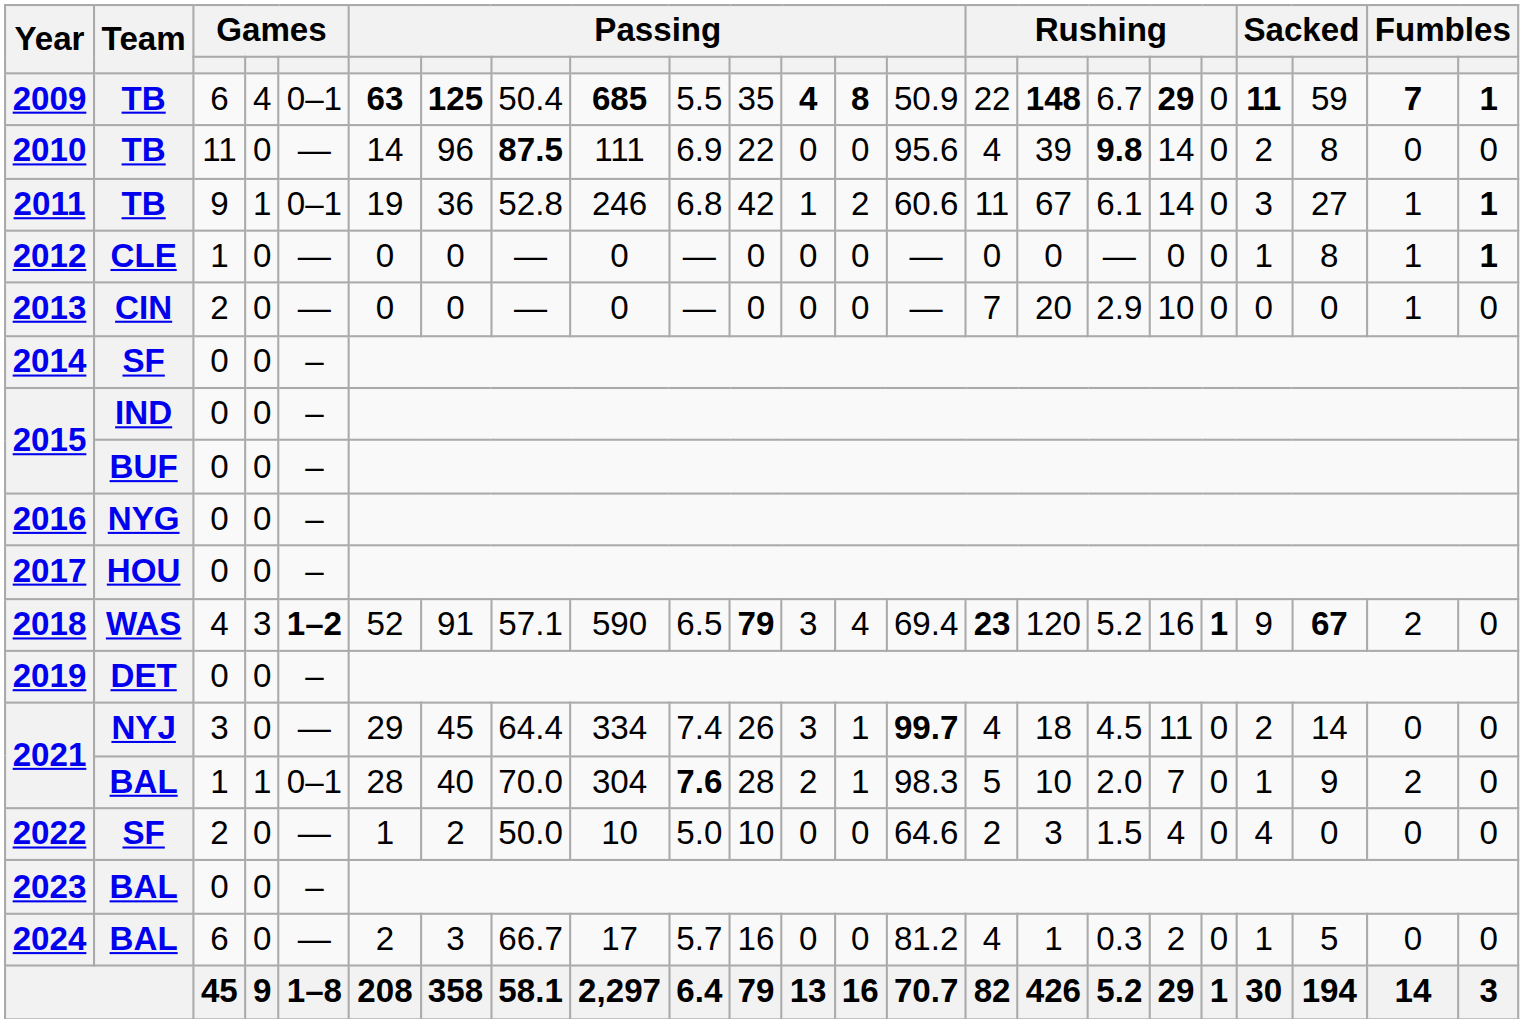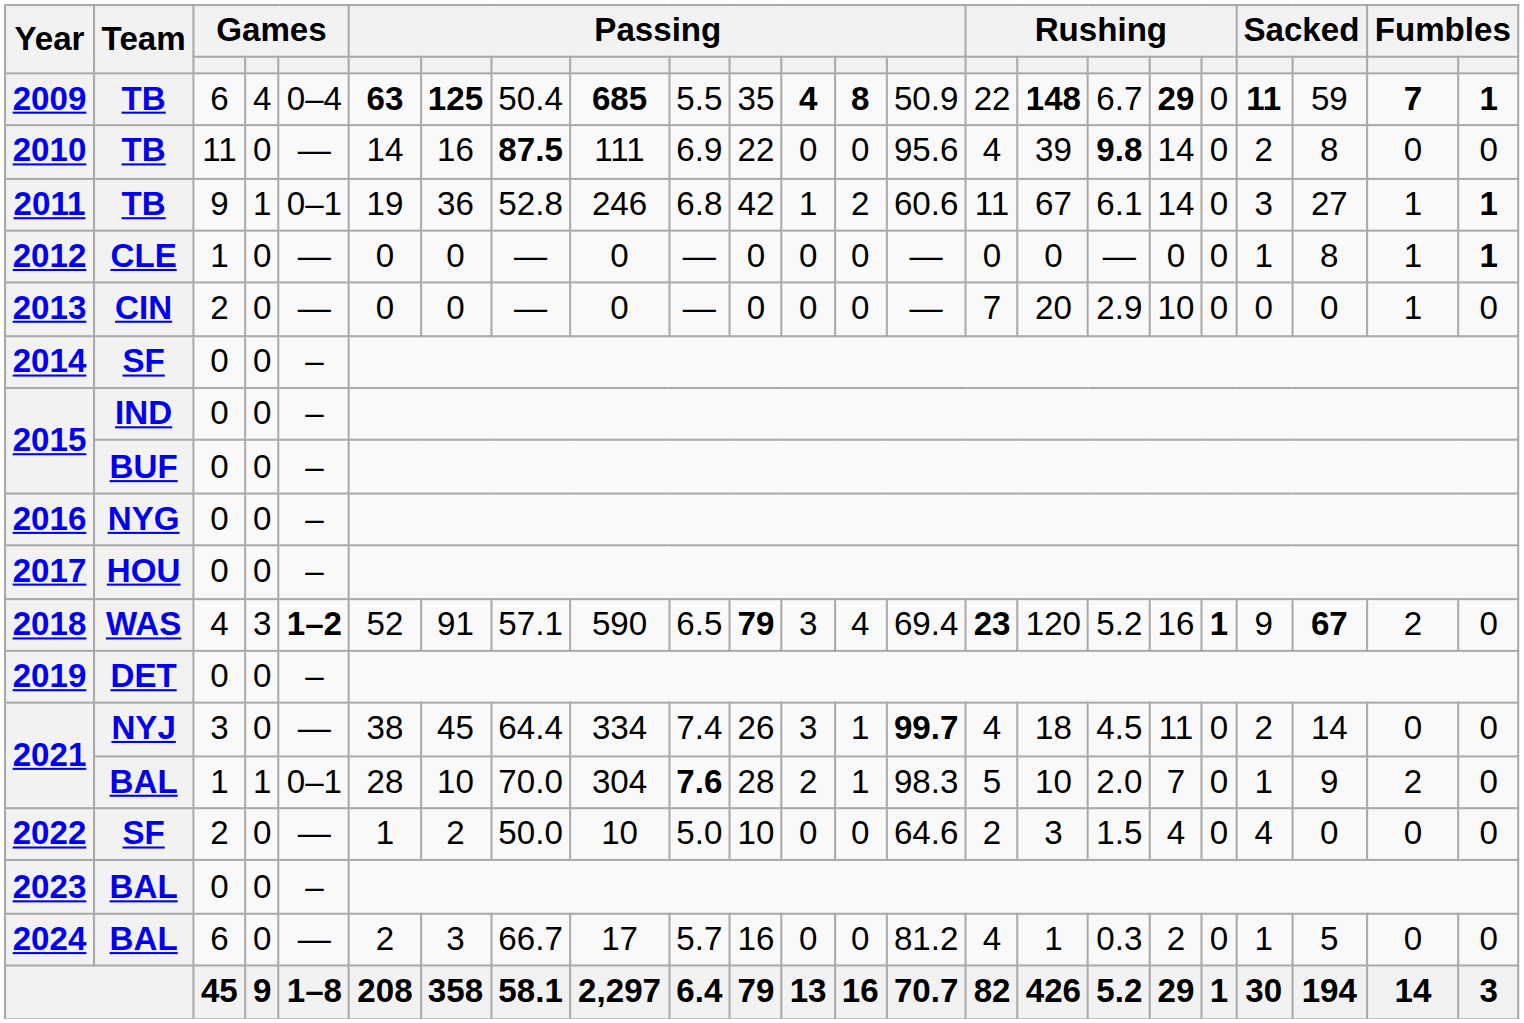(314, 98) 0–1 -> (314, 98) 0–4
(455, 151) 96 -> (455, 151) 16
(385, 728) 29 -> (385, 728) 38
(455, 781) 40 -> (455, 781) 10
